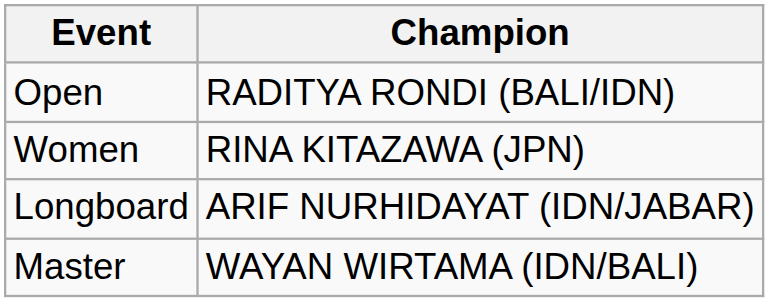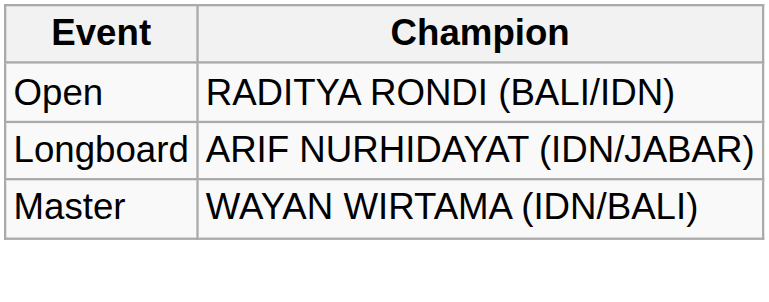- row: (76, 149)
